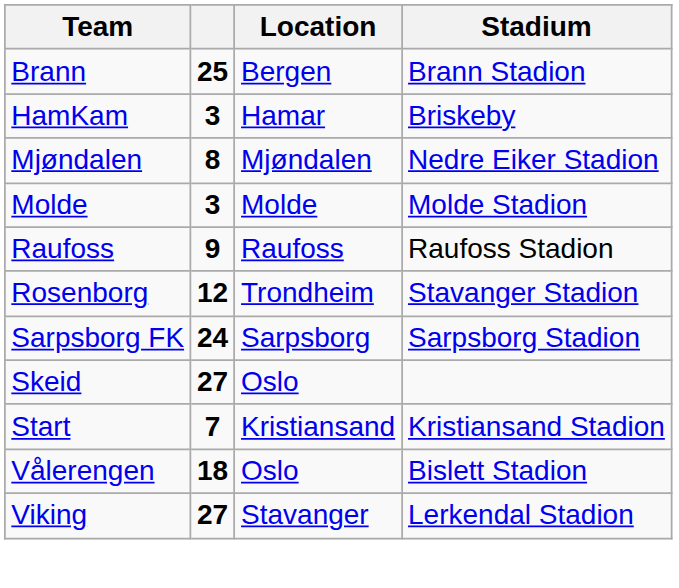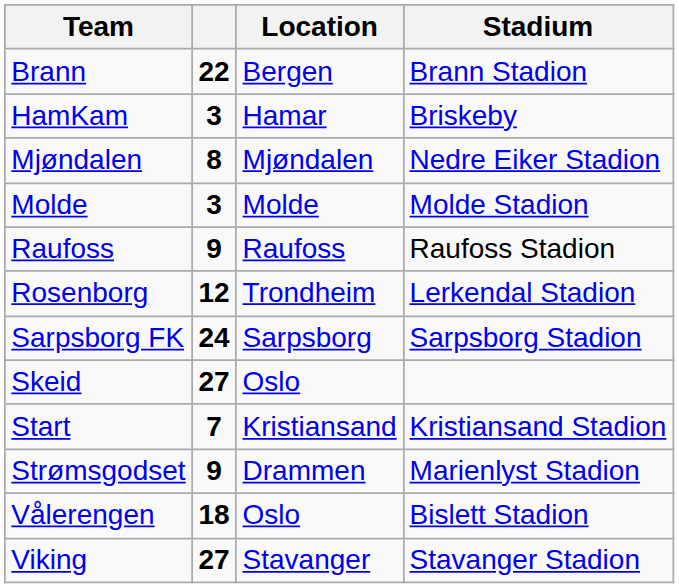(213, 71) 25 -> (214, 71) 22
(523, 293) Stavanger Stadion -> (522, 293) Lerkendal Stadion
+ row: (98, 470)
(521, 515) Lerkendal Stadion -> (525, 559) Stavanger Stadion
